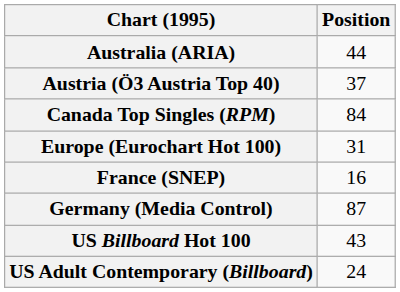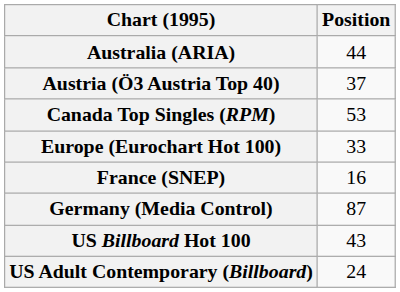(356, 114) 84 -> (356, 114) 53
(356, 146) 31 -> (356, 146) 33
